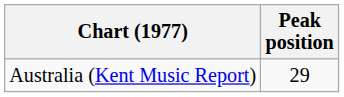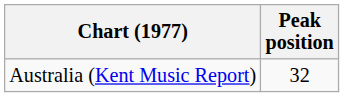(300, 75) 29 -> (300, 75) 32
